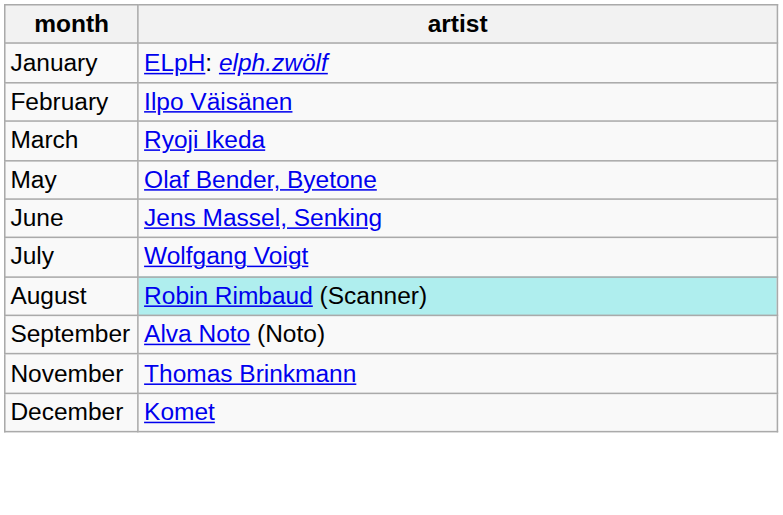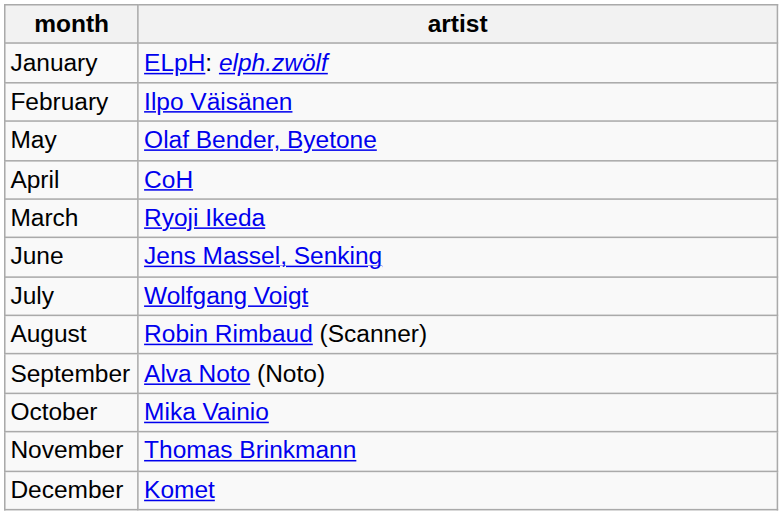rows swapped: (44, 140) <-> (34, 179)
+ row: (35, 179)
(286, 295) paleturquoise background -> (286, 334) no background
+ row: (54, 412)
